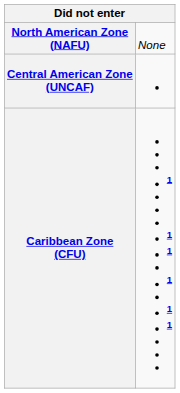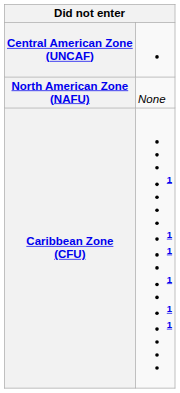rows swapped: (70, 38) <-> (70, 81)
